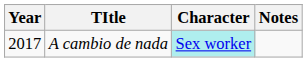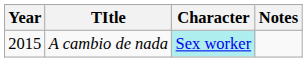(25, 43) 2017 -> (25, 43) 2015
